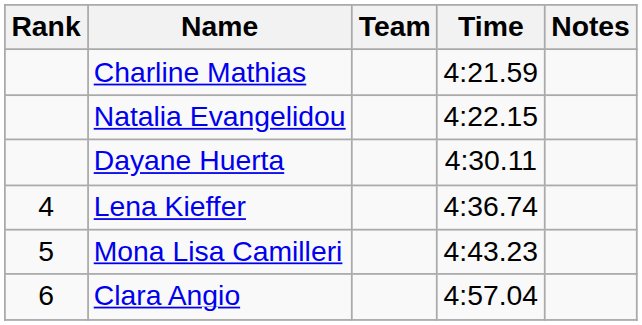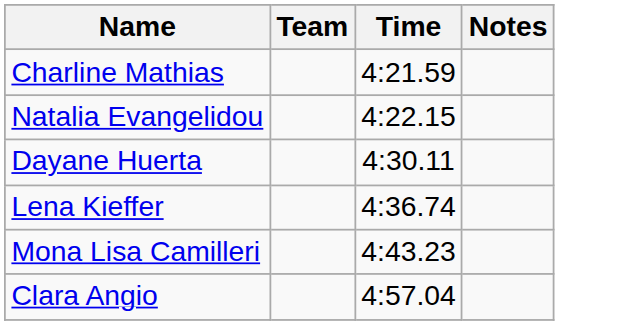- column: (46, 26)
